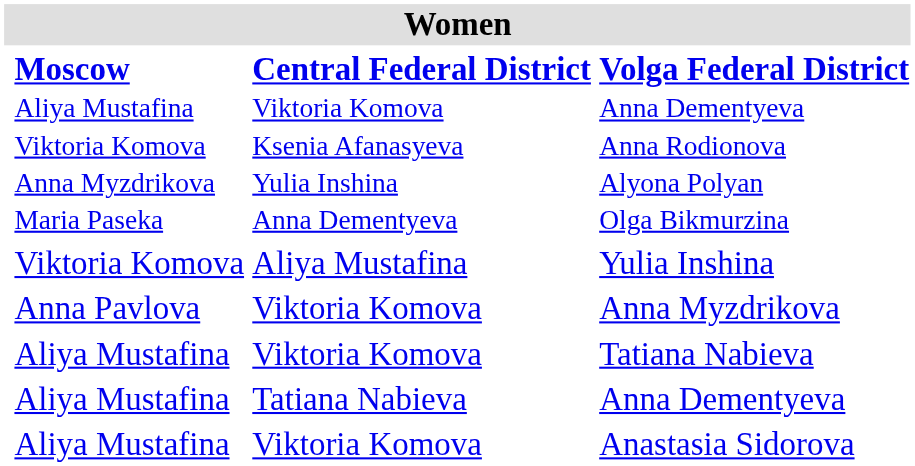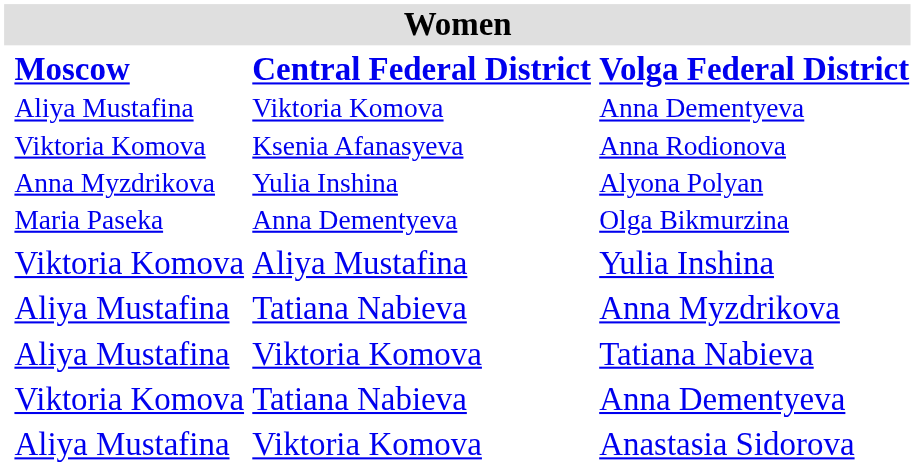(107, 308) Anna Pavlova -> (122, 308) Aliya Mustafina
(367, 308) Viktoria Komova -> (360, 308) Tatiana Nabieva
(122, 399) Aliya Mustafina -> (129, 399) Viktoria Komova
